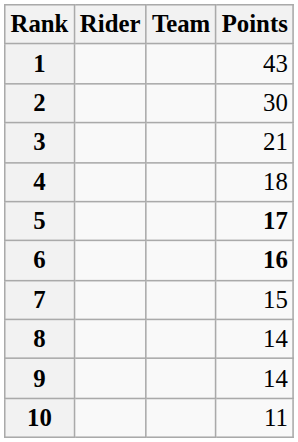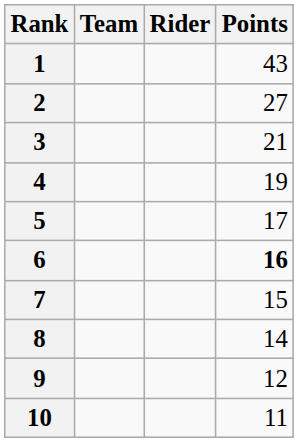columns swapped: (110, 24) <-> (181, 24)
(275, 102) 30 -> (275, 102) 27
(275, 181) 18 -> (275, 181) 19
(275, 220) bold -> (275, 220) normal
(275, 378) 14 -> (275, 378) 12
